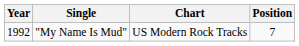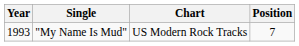(19, 31) 1992 -> (19, 31) 1993
